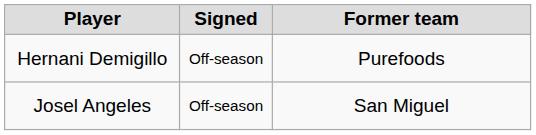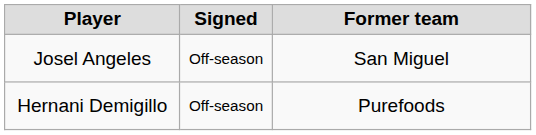rows swapped: (92, 106) <-> (92, 58)
